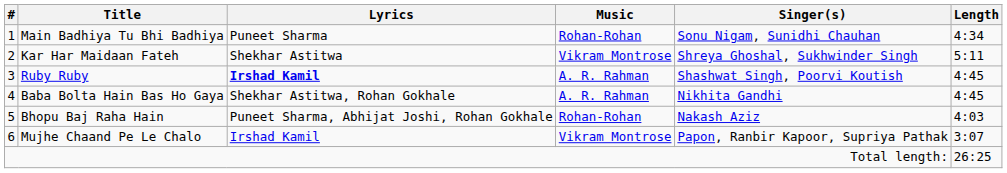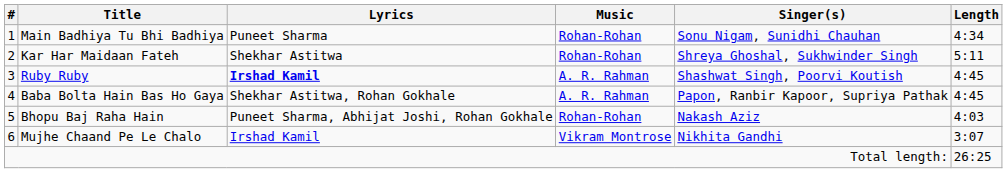(615, 55) Vikram Montrose -> (600, 55) Rohan-Rohan
(730, 96) Nikhita Gandhi -> (813, 96) Papon, Ranbir Kapoor, Supriya Pathak
(813, 137) Papon, Ranbir Kapoor, Supriya Pathak -> (730, 137) Nikhita Gandhi
